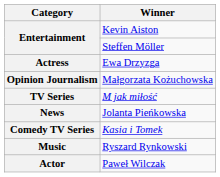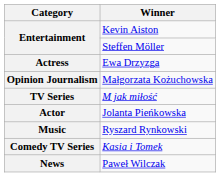(52, 113) News -> (52, 113) Actor
rows swapped: (145, 146) <-> (132, 130)
(52, 163) Actor -> (52, 163) News
